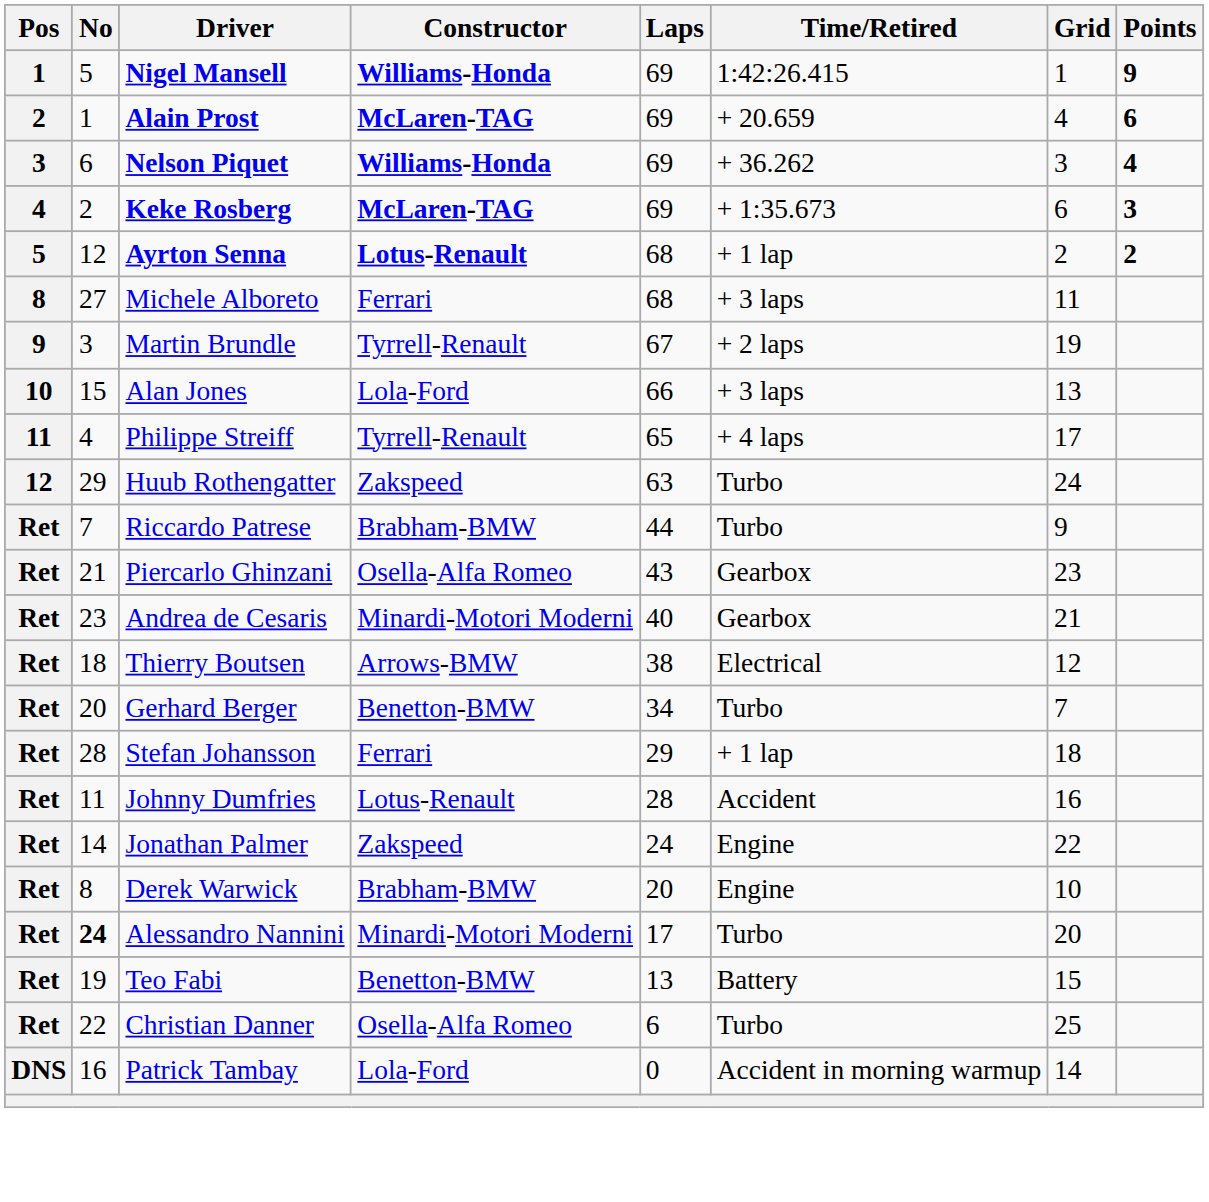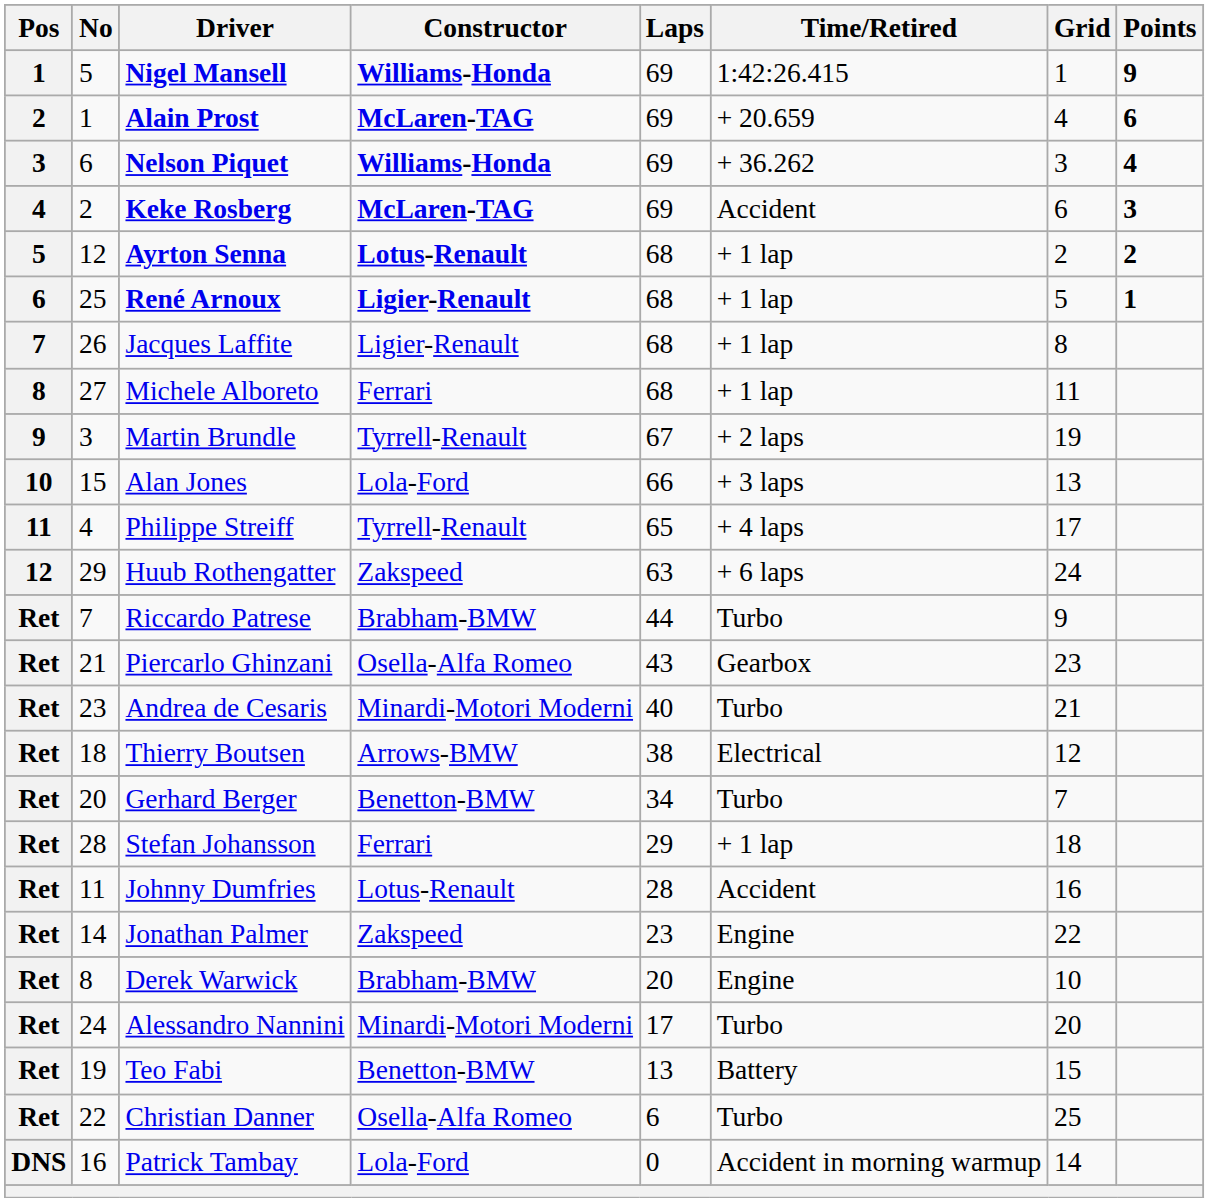(776, 208) + 1:35.673 -> (766, 208) Accident
+ row: (203, 299)
+ row: (209, 344)
(760, 299) + 3 laps -> (755, 390) + 1 lap
(750, 481) Turbo -> (760, 571) + 6 laps
(764, 617) Gearbox -> (750, 707) Turbo
(660, 843) 24 -> (660, 934) 23
(93, 934) bold -> (93, 1025) normal
